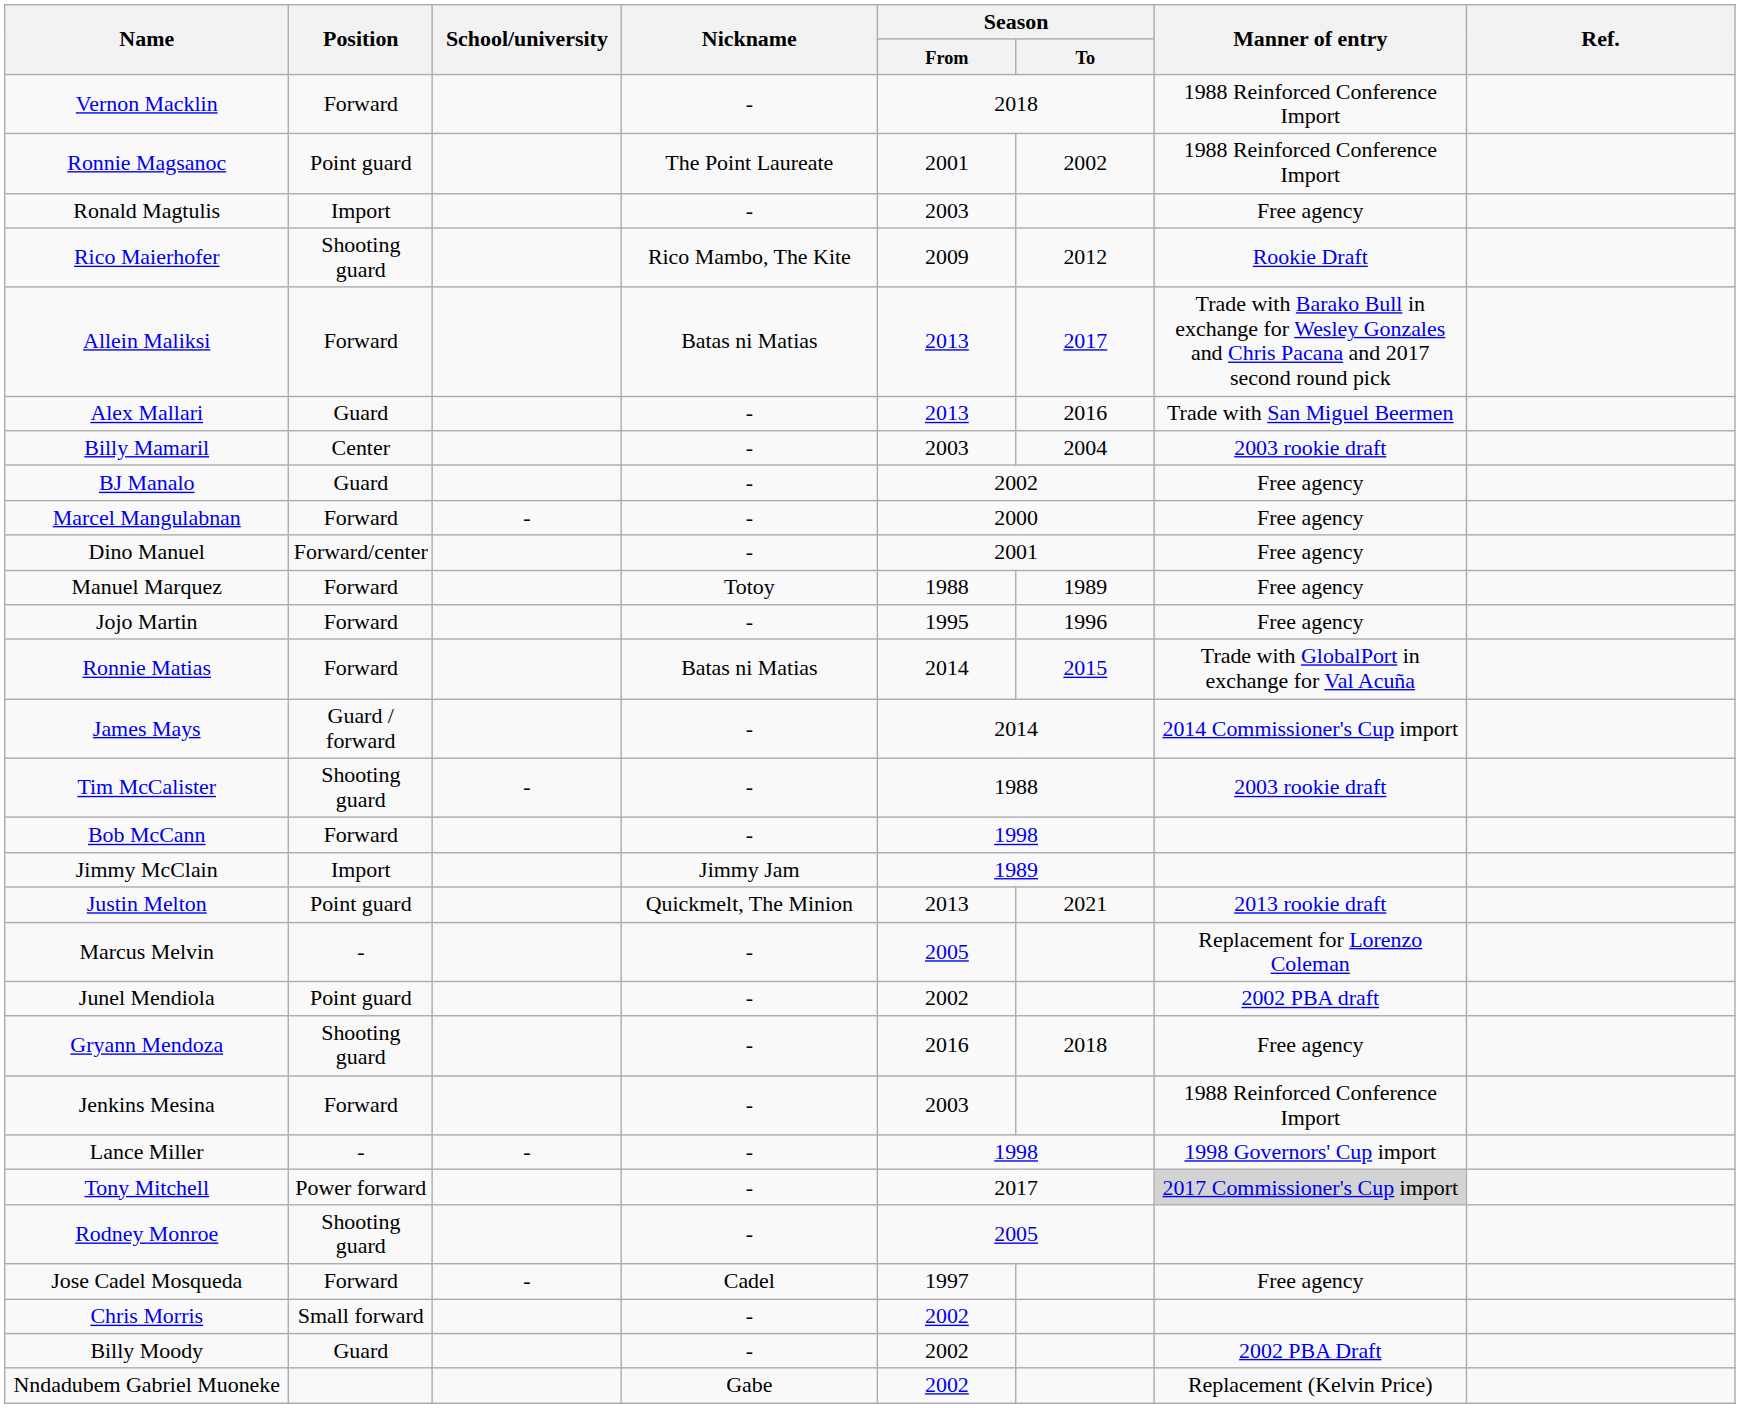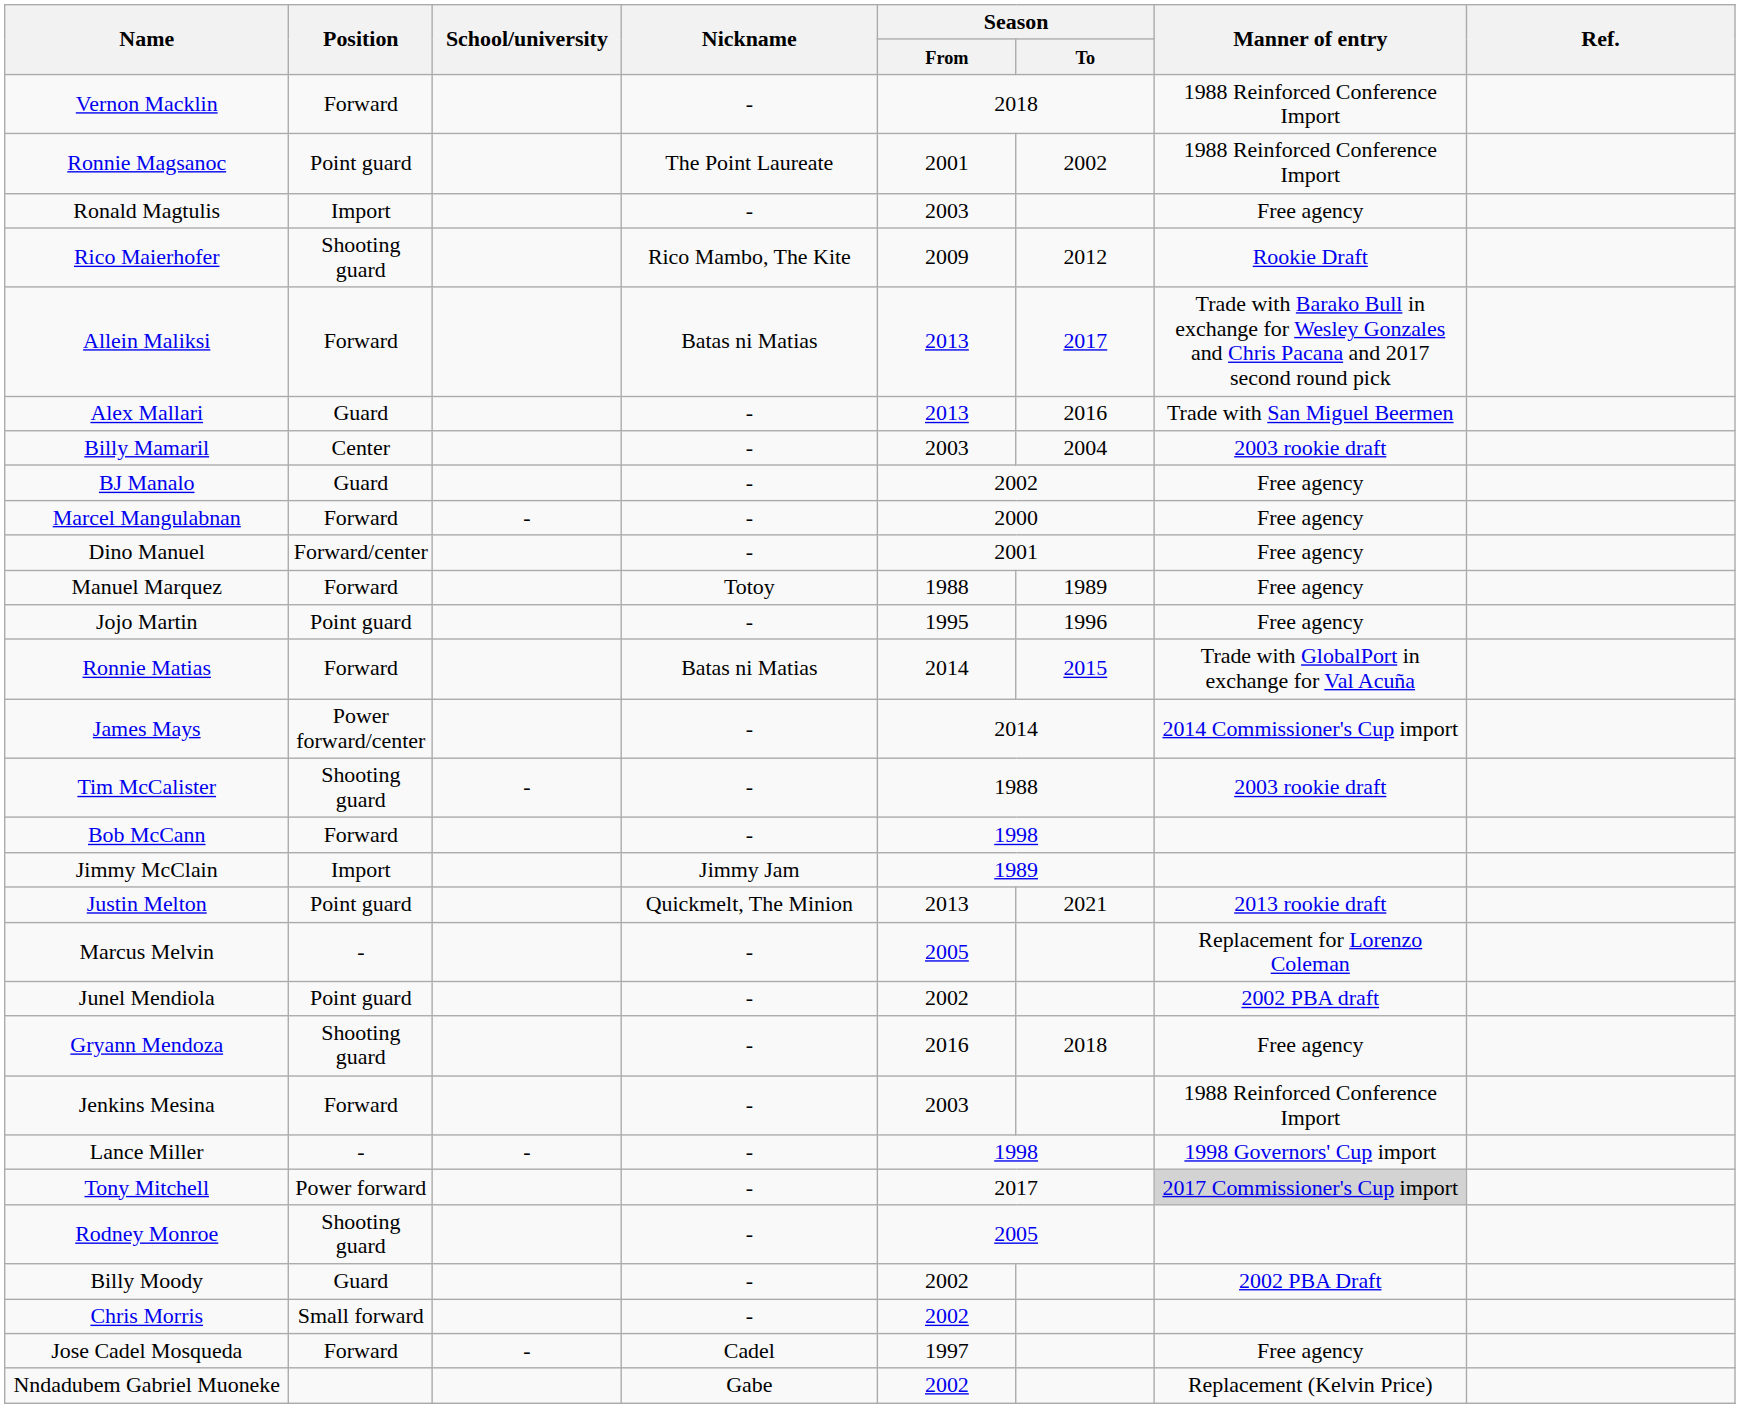(361, 621) Forward -> (361, 621) Point guard
(361, 728) Guard / forward -> (361, 728) Power forward/center
rows swapped: (147, 1350) <-> (147, 1281)
